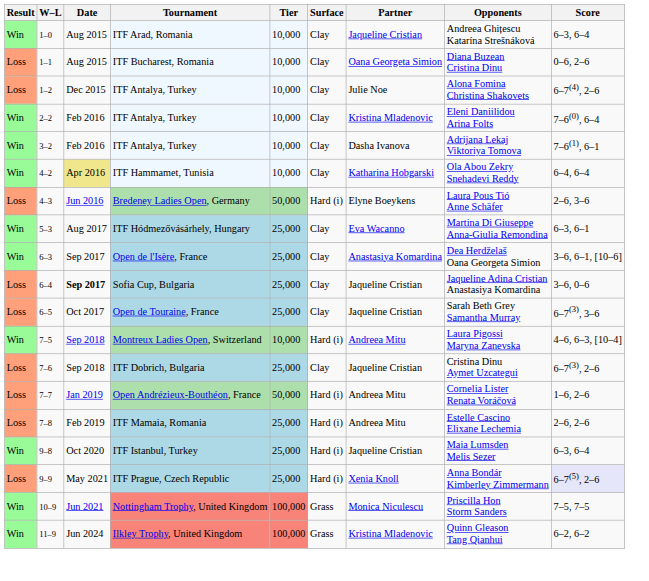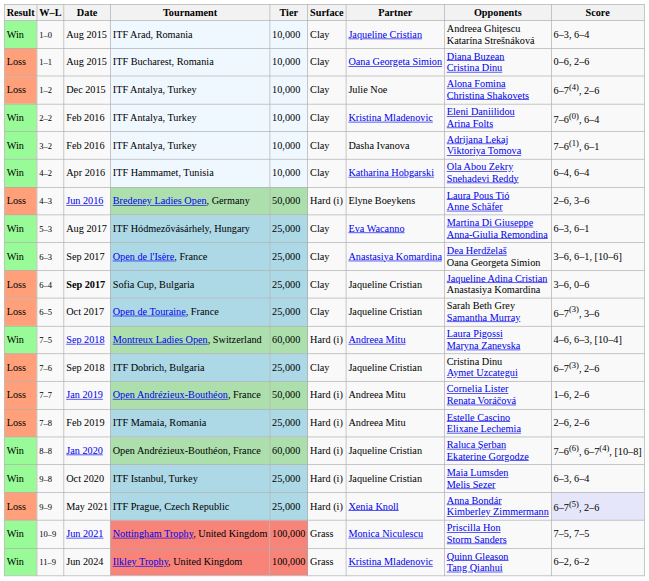(86, 173) khaki background -> (86, 173) no background
(286, 339) 10,000 -> (286, 339) 60,000
+ row: (46, 451)
